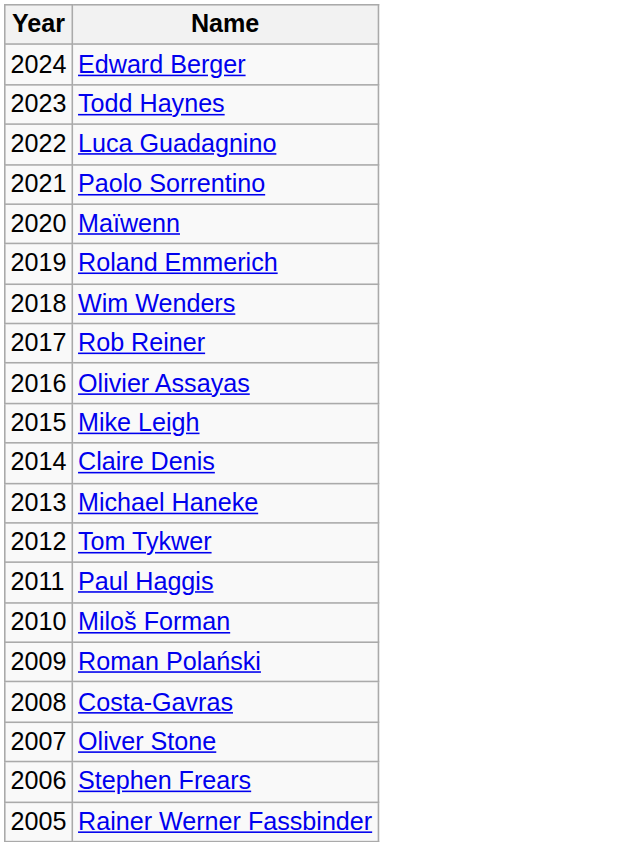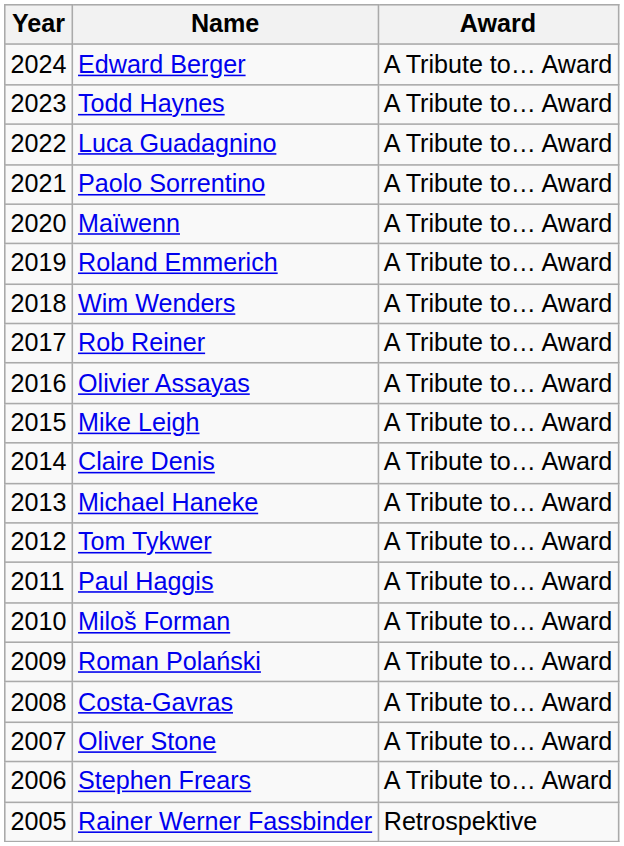+ column: (498, 24)
